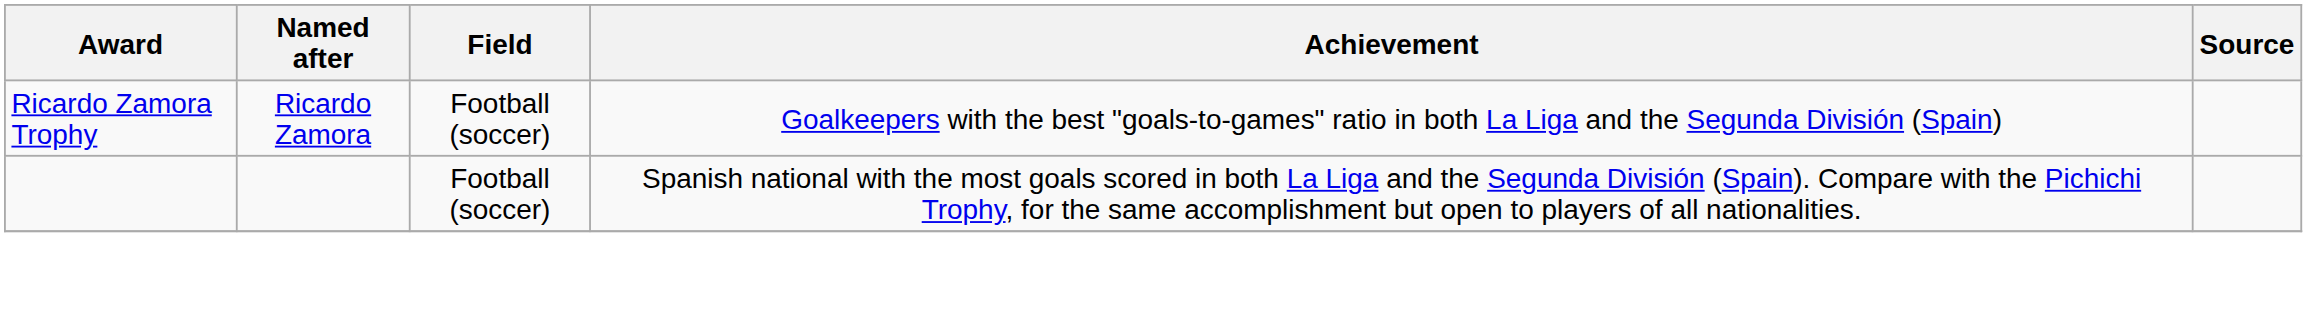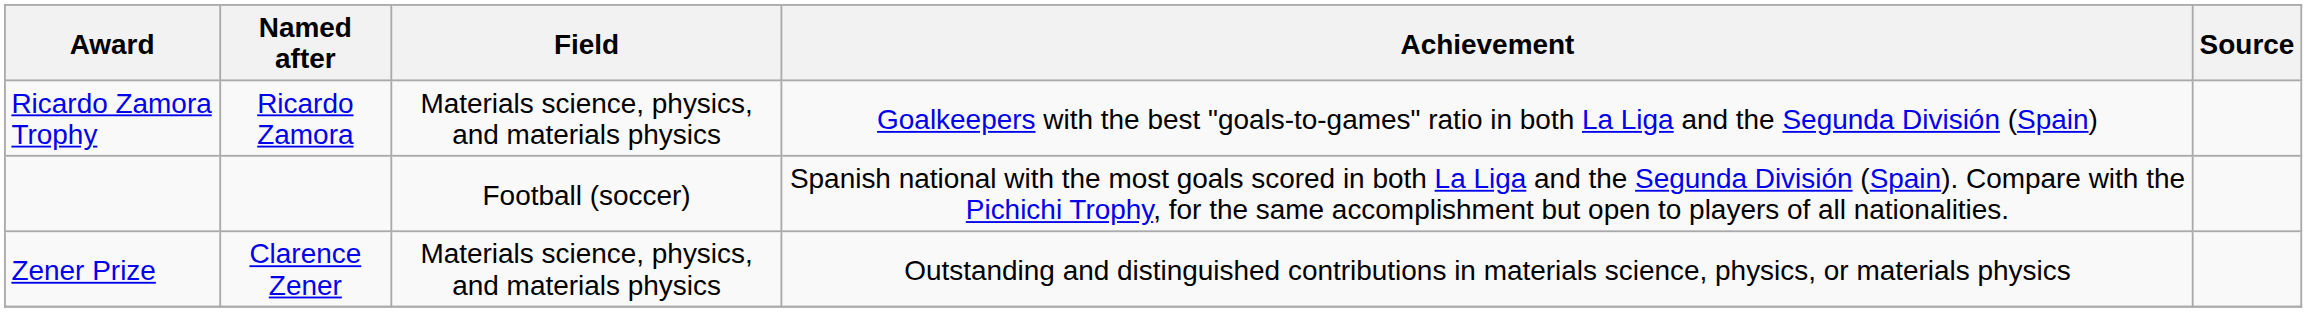(500, 118) Football (soccer) -> (587, 118) Materials science, physics, and materials physics
+ row: (84, 270)
